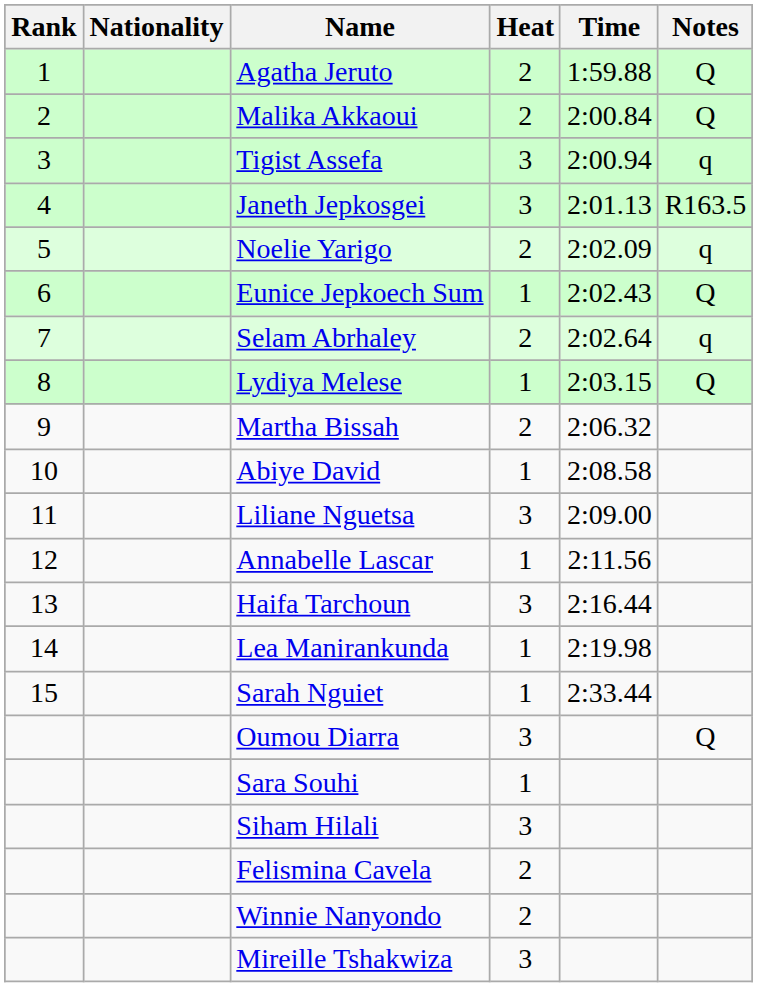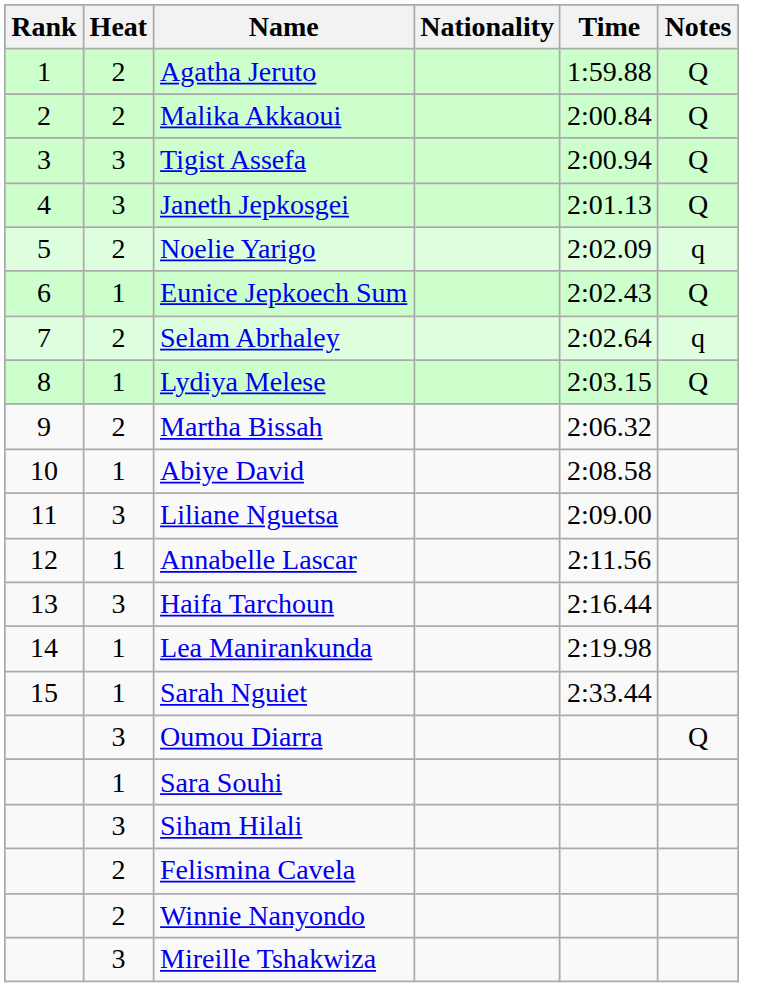columns swapped: (525, 26) <-> (157, 26)
(705, 159) q -> (698, 159) Q
(705, 204) R163.5 -> (698, 204) Q
